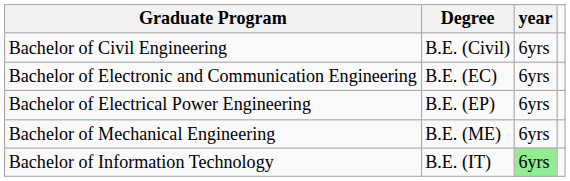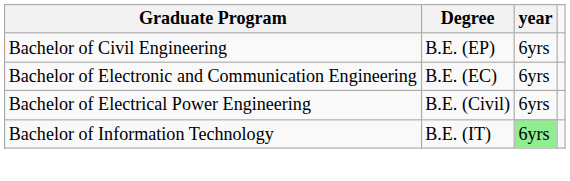(468, 47) B.E. (Civil) -> (460, 47) B.E. (EP)
(460, 104) B.E. (EP) -> (468, 104) B.E. (Civil)
- row: (142, 133)
